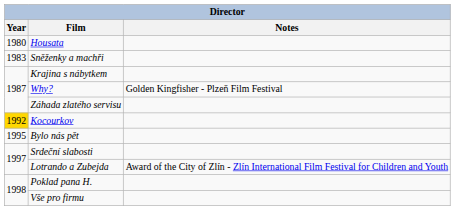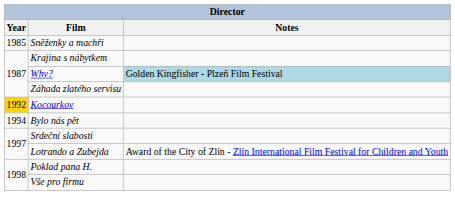- row: (47, 43)
(16, 58) 1983 -> (16, 43) 1985
(204, 89) no background -> (204, 74) lightblue background
(16, 136) 1995 -> (16, 120) 1994
